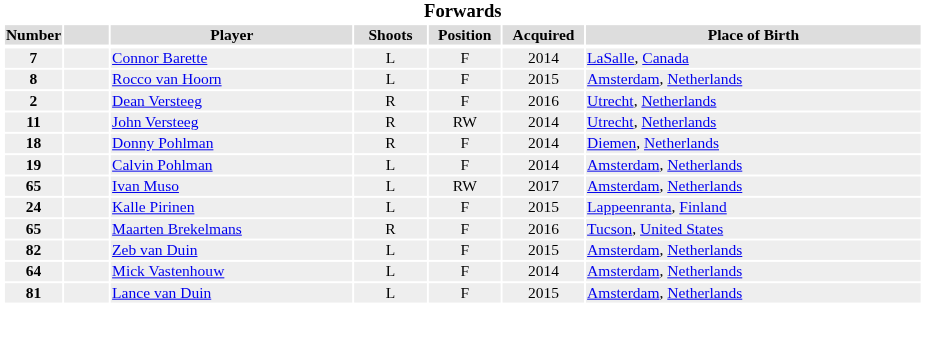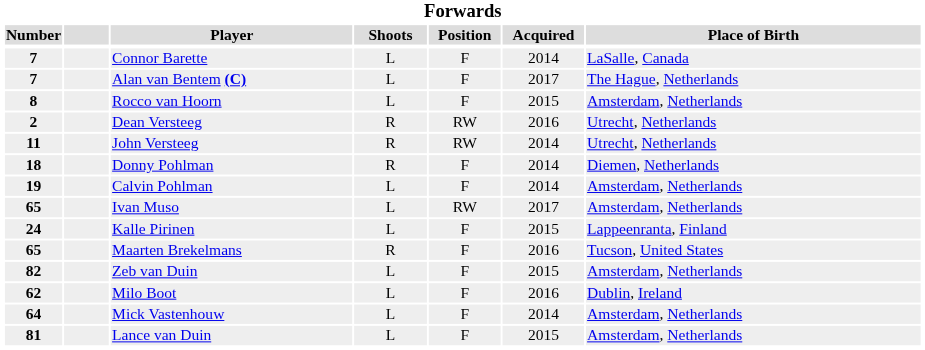+ row: (179, 79)
(465, 100) F -> (465, 122) RW
+ row: (144, 292)
